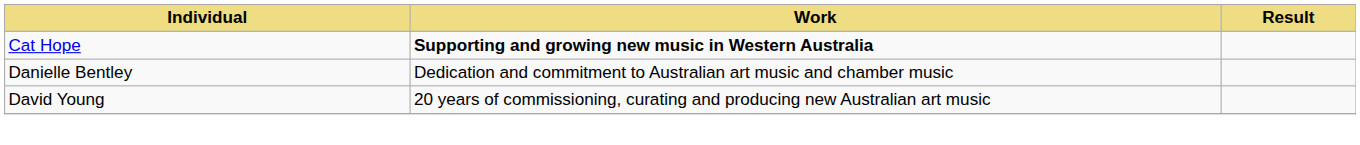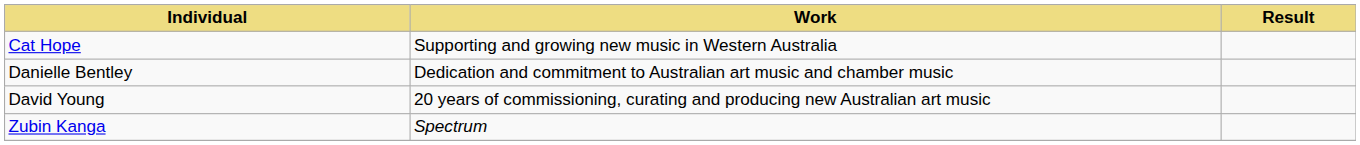(644, 45) bold -> (625, 45) normal
+ row: (57, 126)
